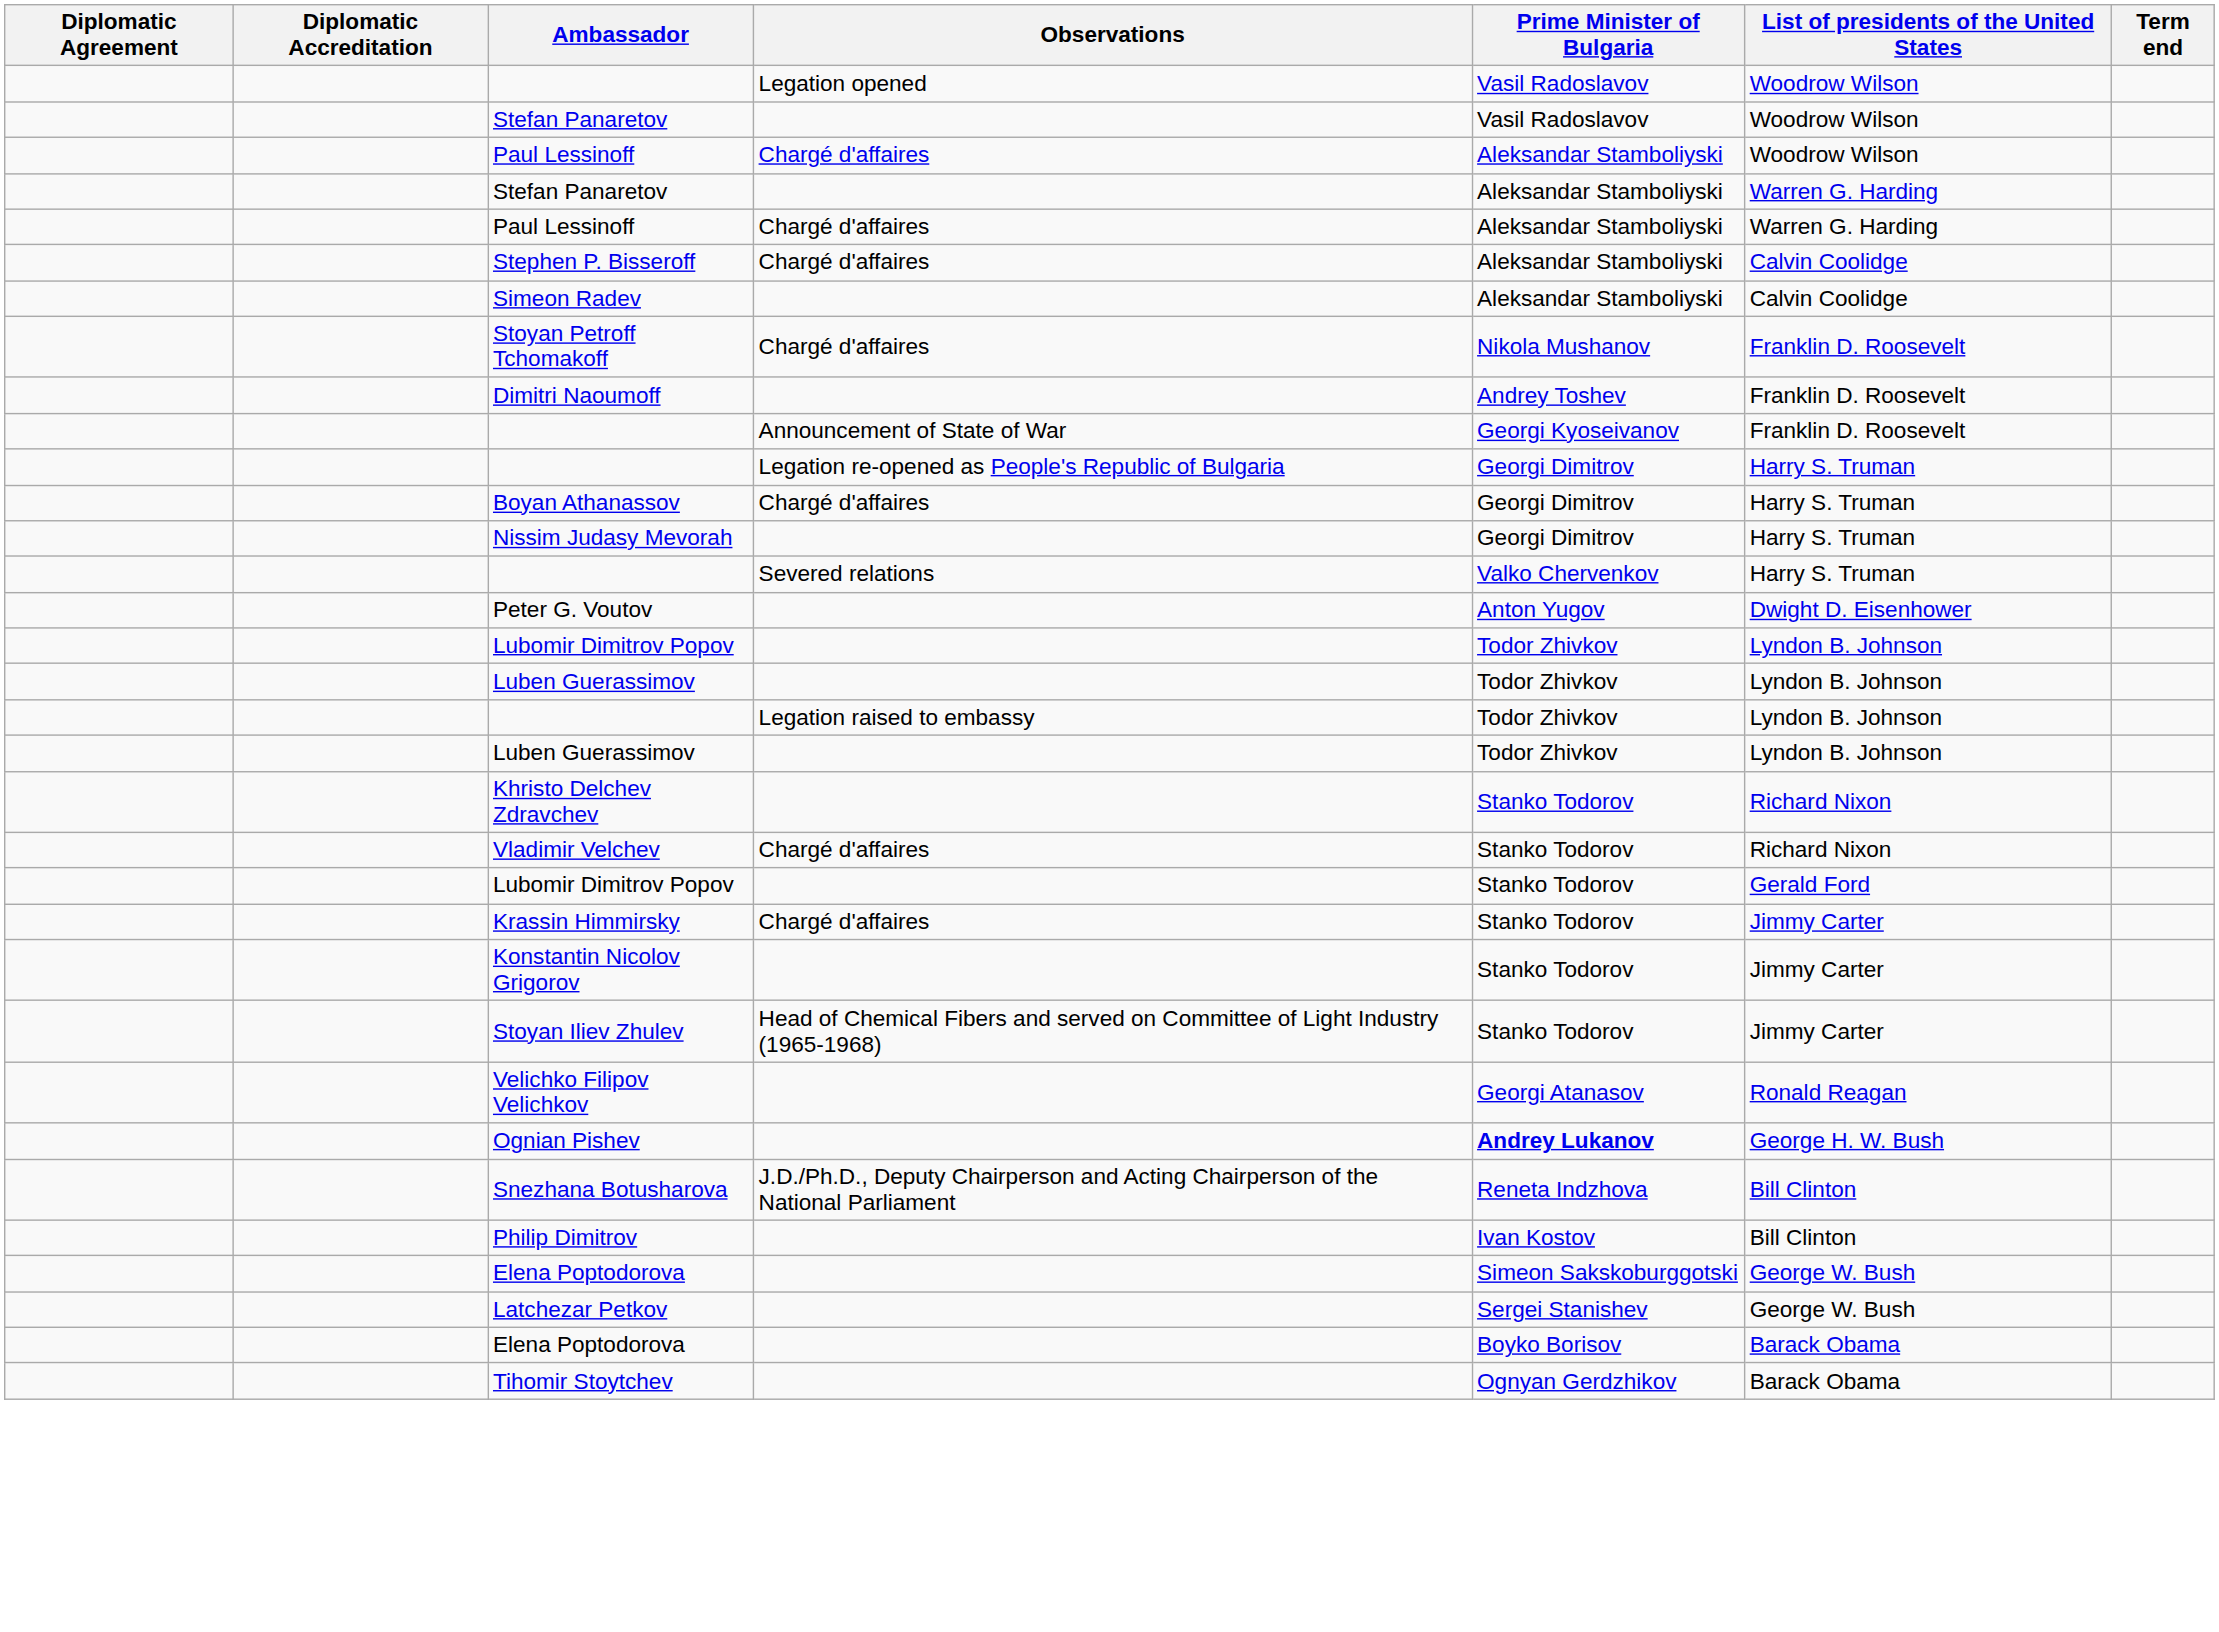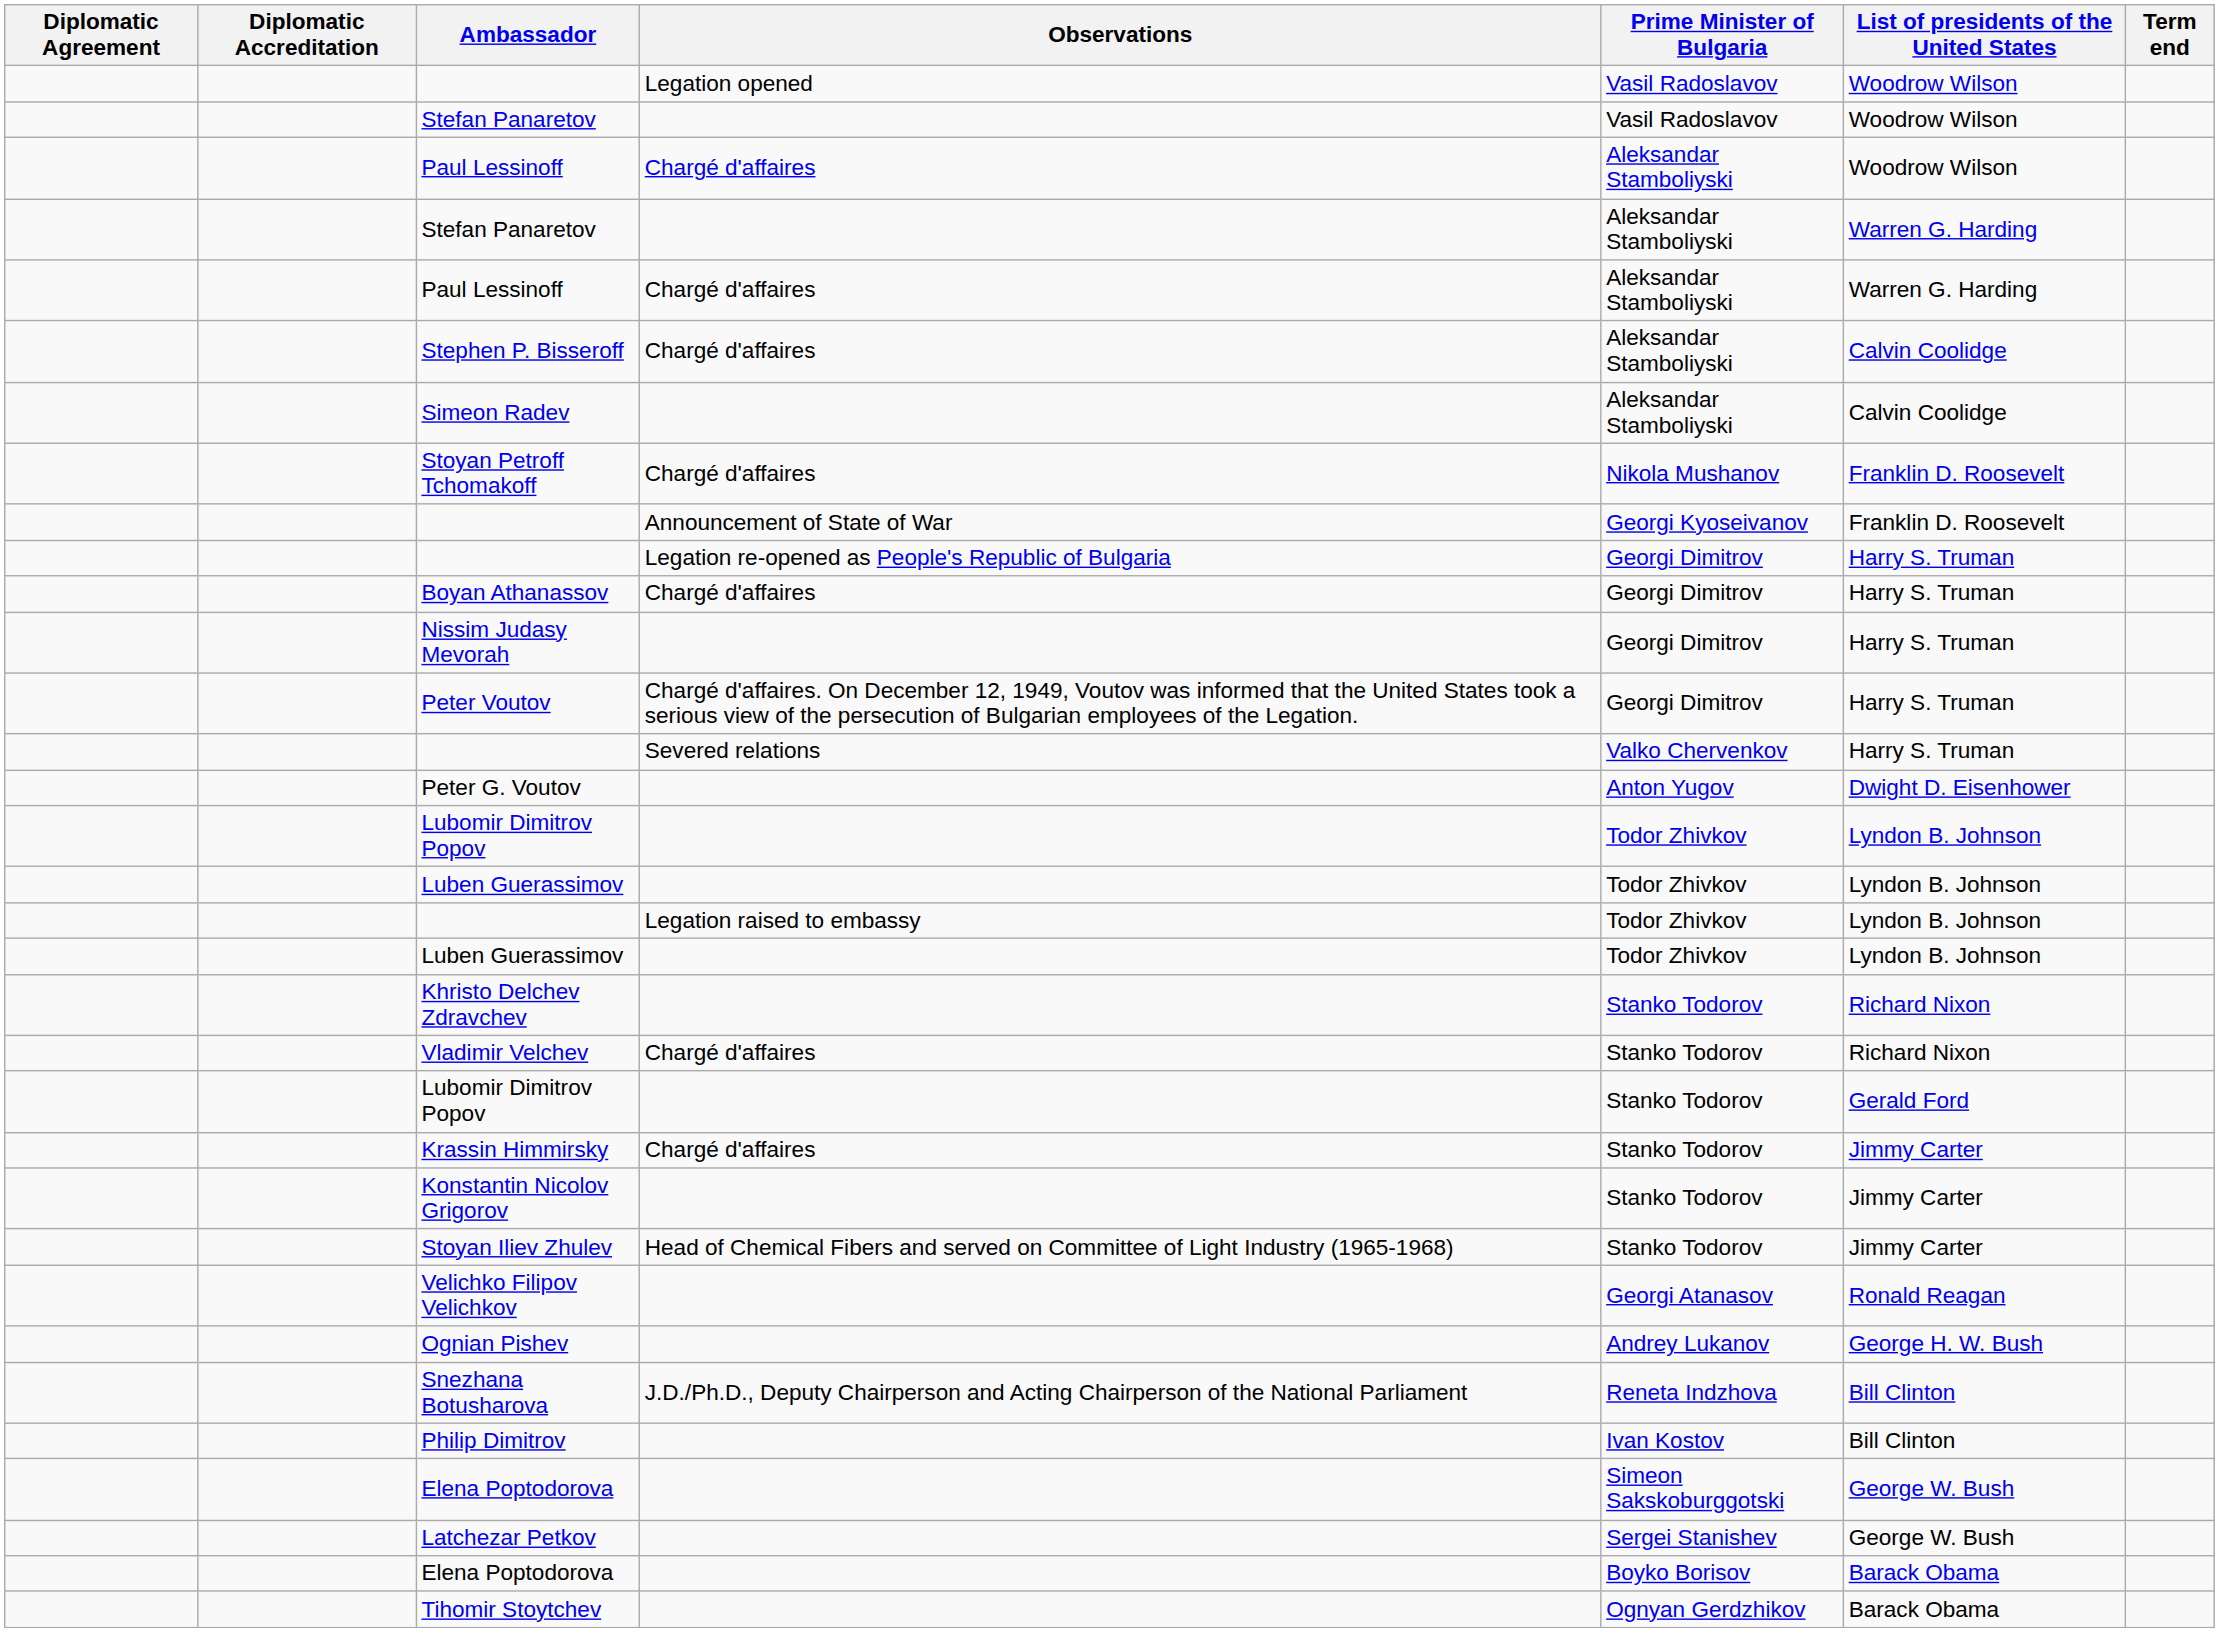- row: (577, 395)
+ row: (486, 703)
(1565, 1140) bold -> (1688, 1343) normal
